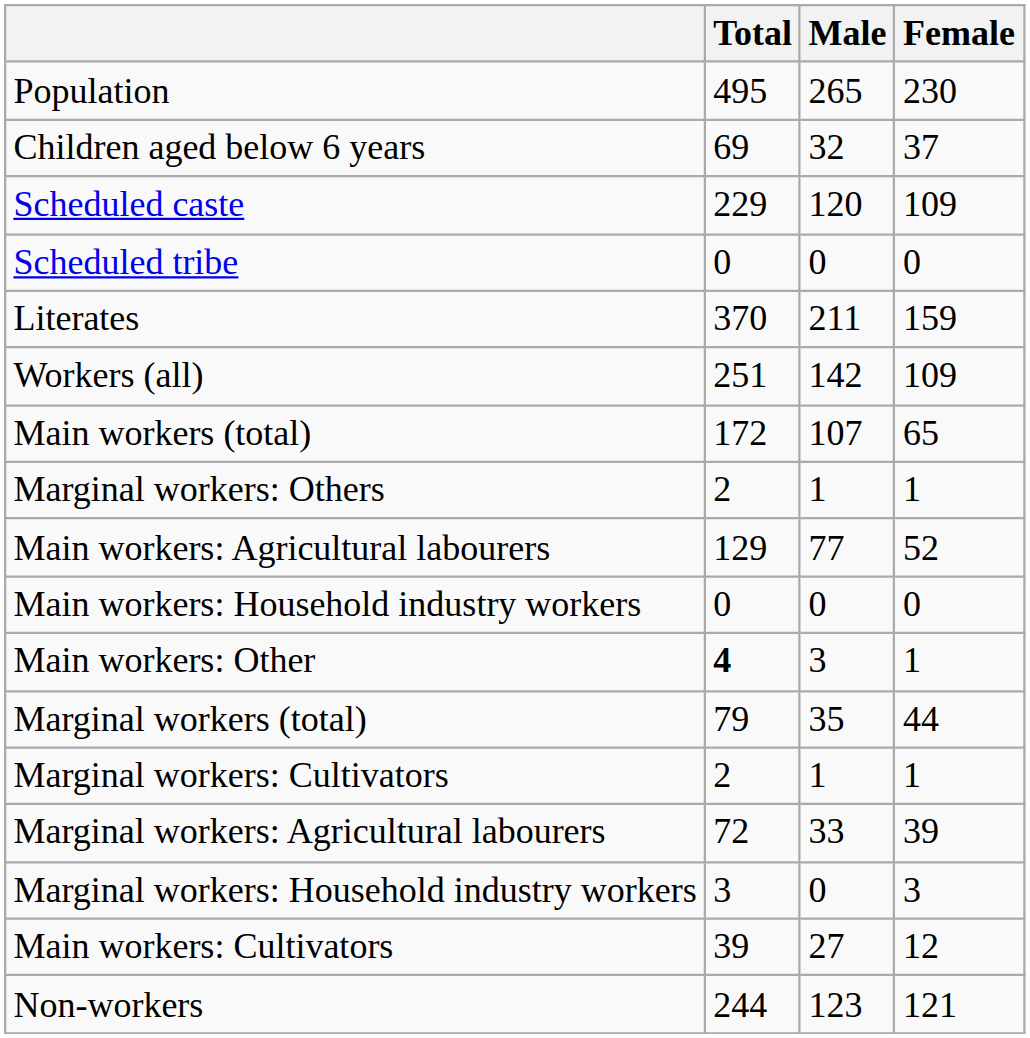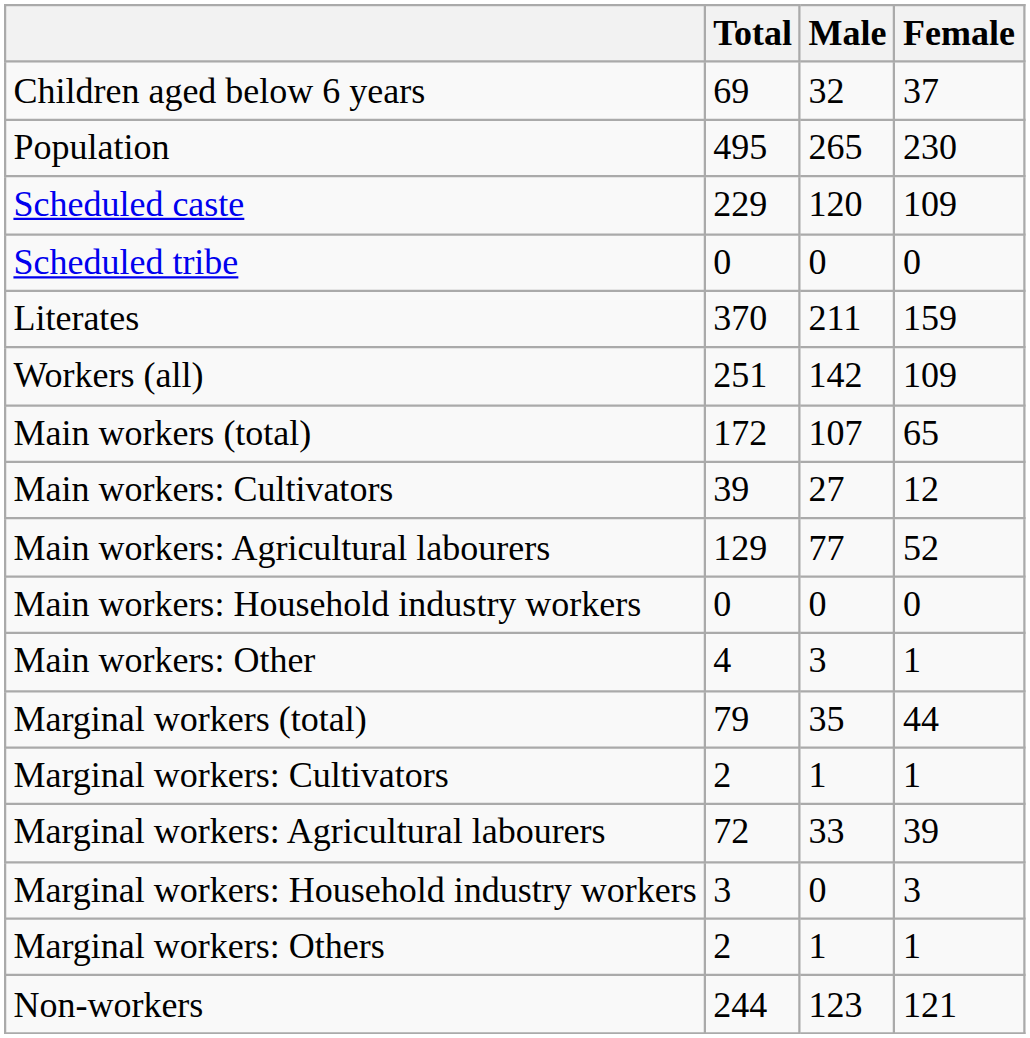rows swapped: (91, 90) <-> (219, 147)
rows swapped: (203, 946) <-> (199, 489)
(722, 661) bold -> (722, 661) normal
